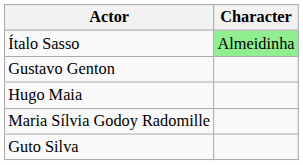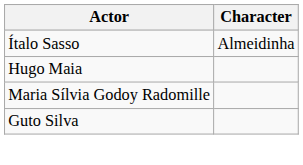(256, 43) lightgreen background -> (256, 43) no background
- row: (62, 69)
